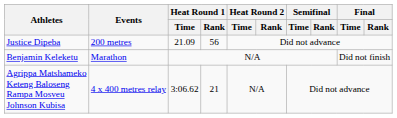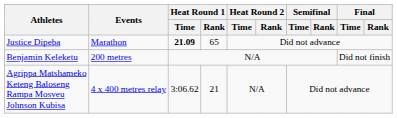(111, 42) 200 metres -> (109, 42) Marathon
(185, 42) normal -> (185, 42) bold
(214, 42) 56 -> (214, 42) 65
(109, 58) Marathon -> (111, 58) 200 metres
